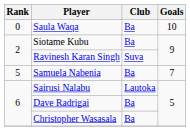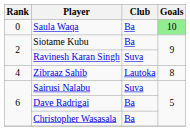(172, 27) no background -> (172, 27) lightgreen background
+ row: (60, 73)
- row: (67, 73)
(140, 88) Lautoka -> (134, 88) Suva
